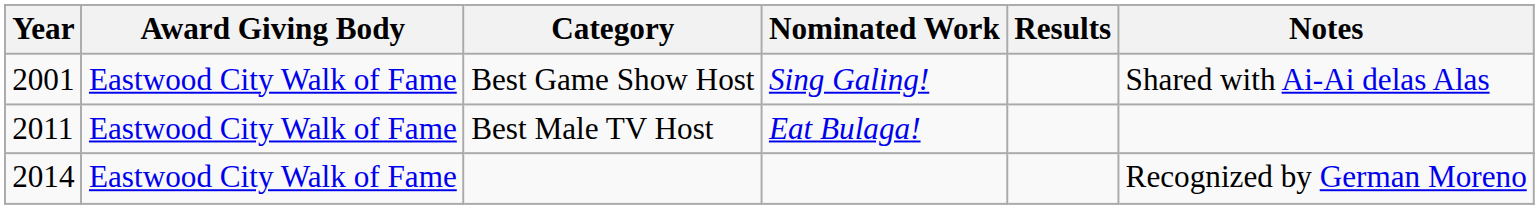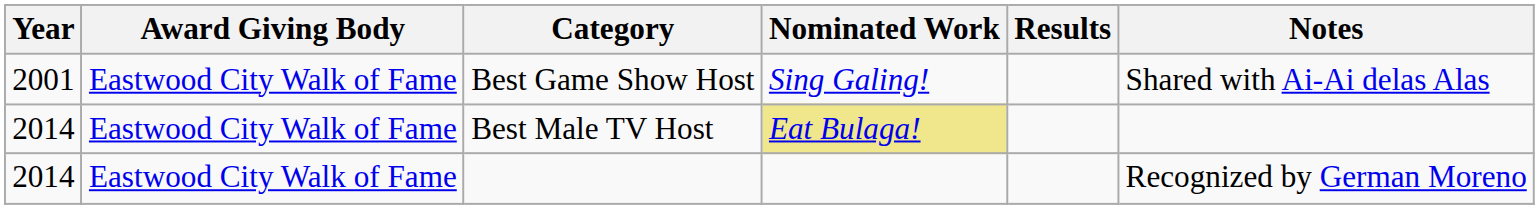(43, 128) 2011 -> (43, 128) 2014
(845, 128) no background -> (845, 128) khaki background
